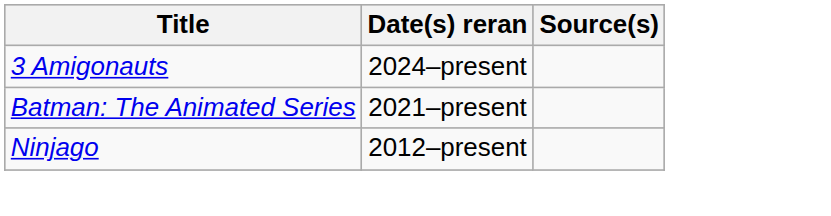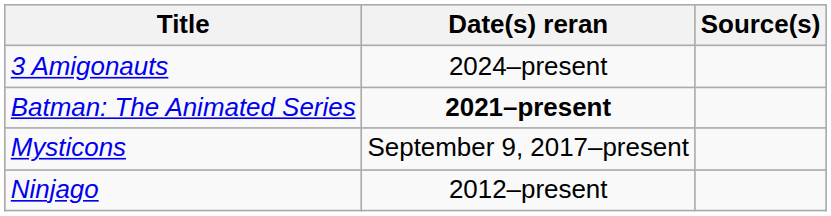(447, 107) normal -> (528, 107) bold
+ row: (68, 148)
